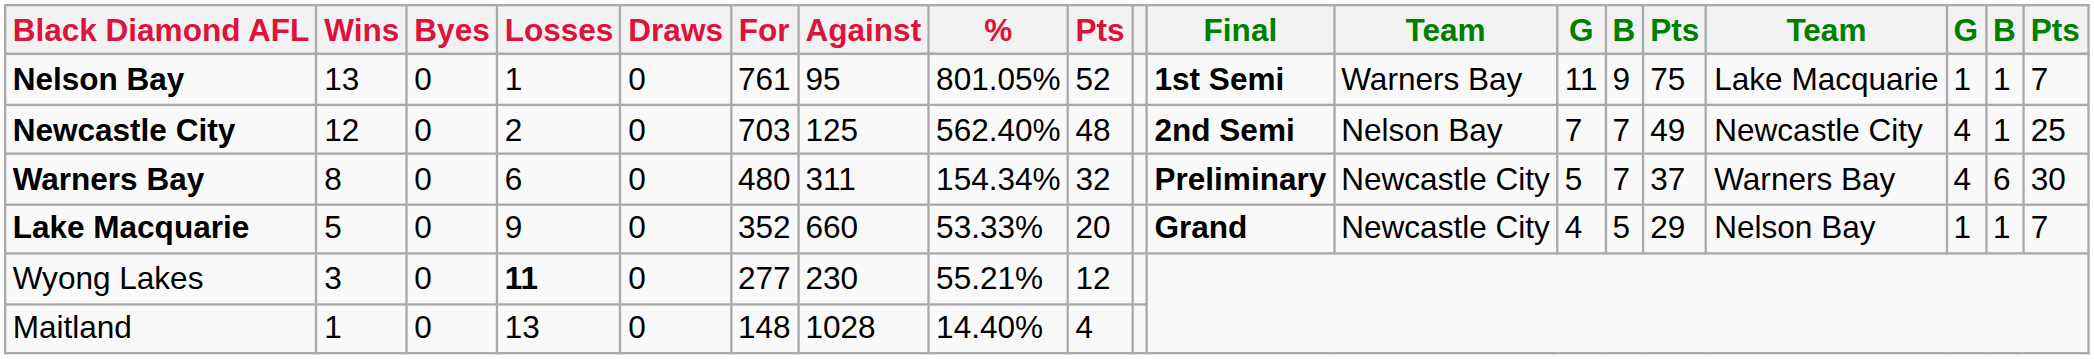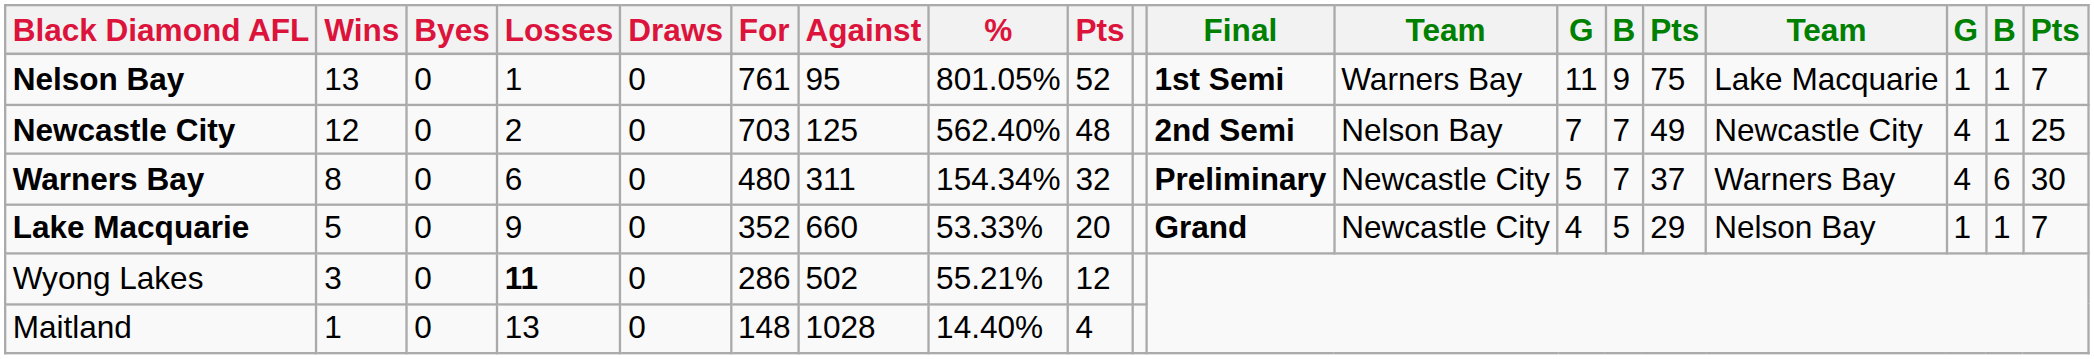(764, 278) 277 -> (764, 278) 286
(832, 278) 230 -> (832, 278) 502
